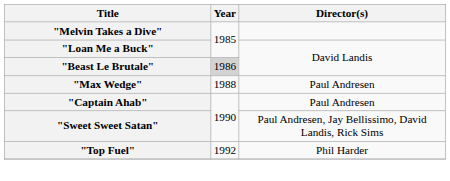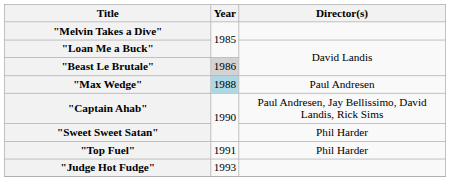(225, 84) no background -> (225, 84) lightblue background
(342, 102) Paul Andresen -> (342, 108) Paul Andresen, Jay Bellissimo, David Landis, Rick Sims
(342, 126) Paul Andresen, Jay Bellissimo, David Landis, Rick Sims -> (342, 132) Phil Harder
(225, 150) 1992 -> (225, 150) 1991
+ row: (108, 168)
